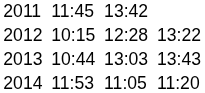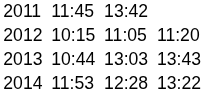(126, 35) 12:28 -> (125, 35) 11:05
(179, 35) 13:22 -> (178, 35) 11:20
(125, 83) 11:05 -> (126, 83) 12:28
(178, 83) 11:20 -> (179, 83) 13:22
